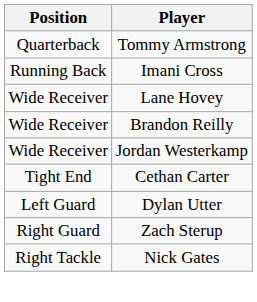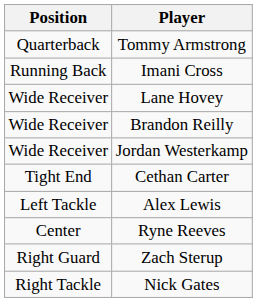+ row: (182, 204)
- row: (182, 204)
+ row: (182, 230)
